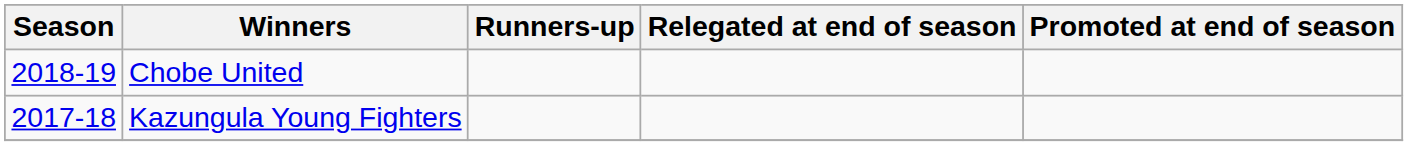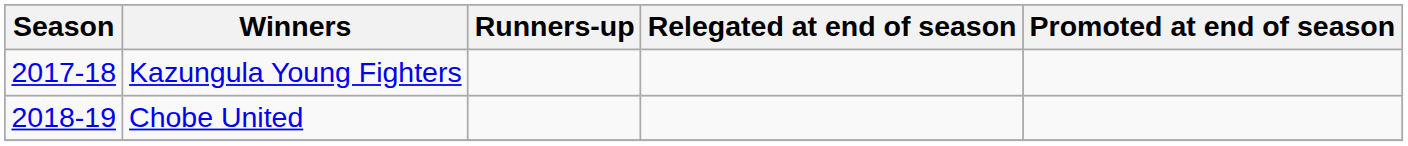rows swapped: (295, 117) <-> (216, 72)
